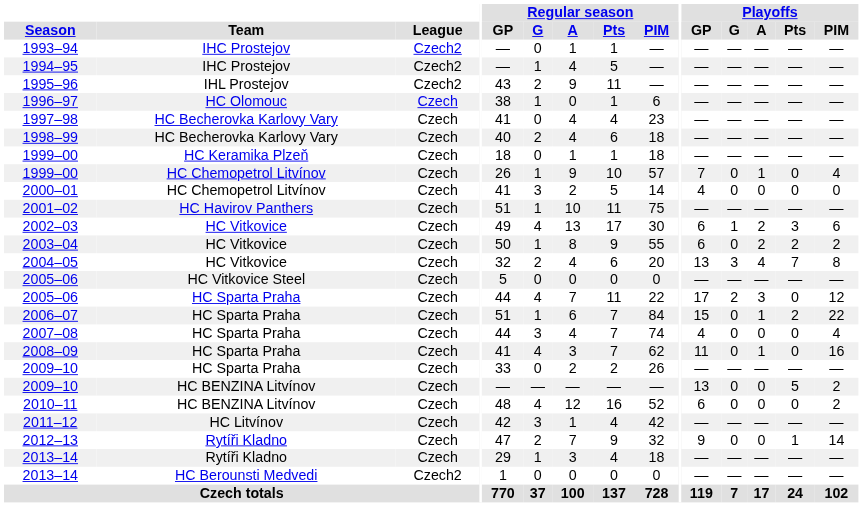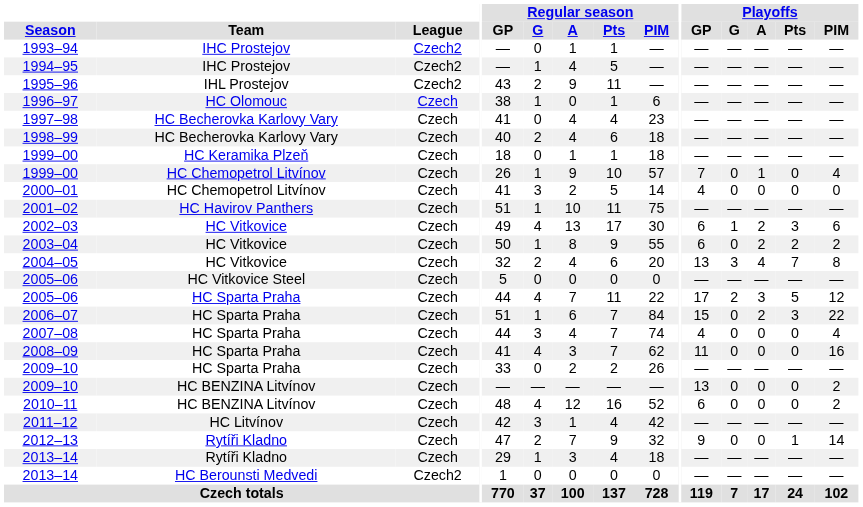(795, 297) 0 -> (795, 297) 5
(761, 315) 1 -> (761, 315) 2
(795, 315) 2 -> (795, 315) 3
(761, 351) 1 -> (761, 351) 0
(795, 386) 5 -> (795, 386) 0
